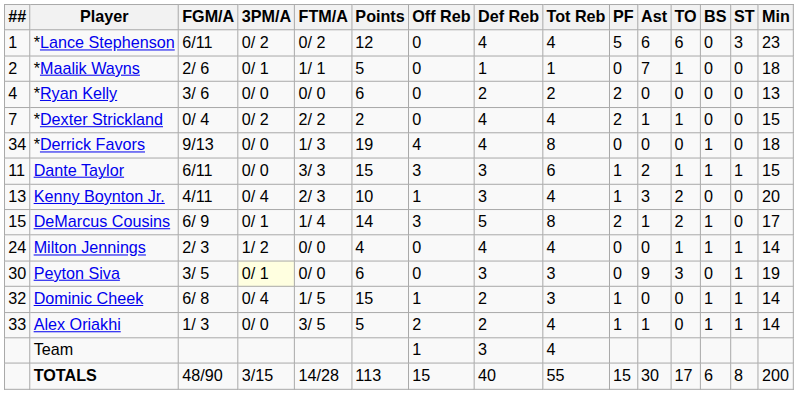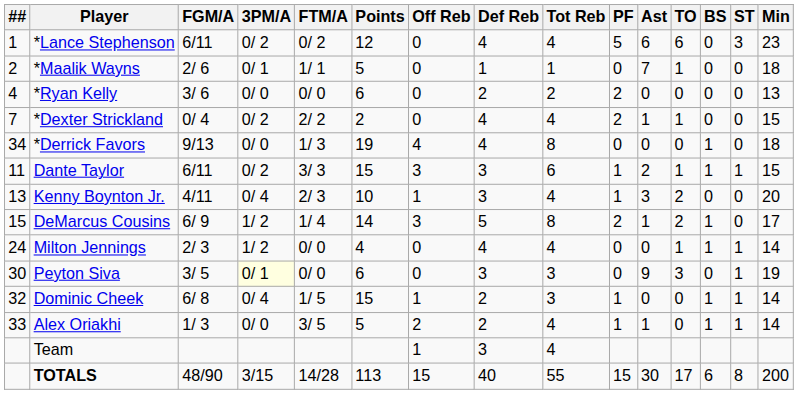(255, 171) 0/ 0 -> (255, 171) 0/ 2
(255, 222) 0/ 1 -> (255, 222) 1/ 2
